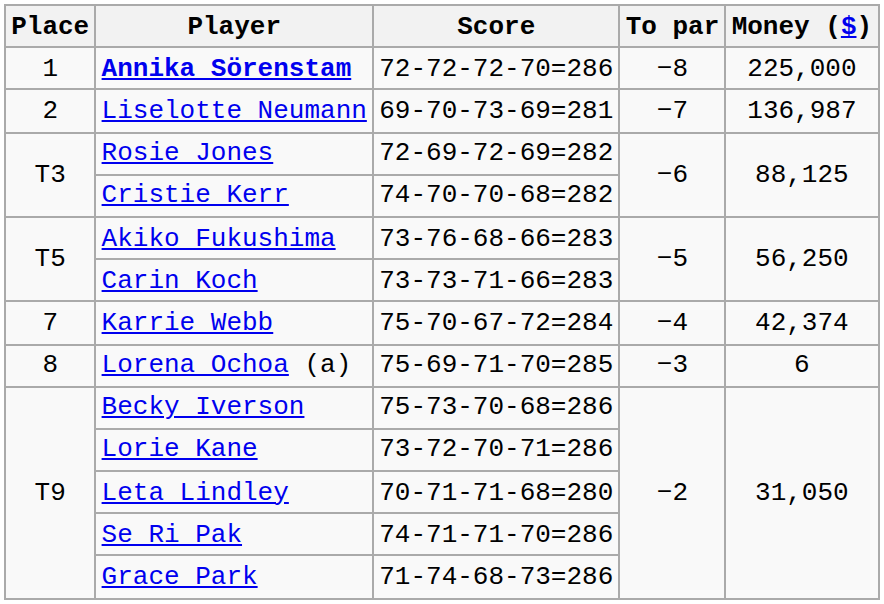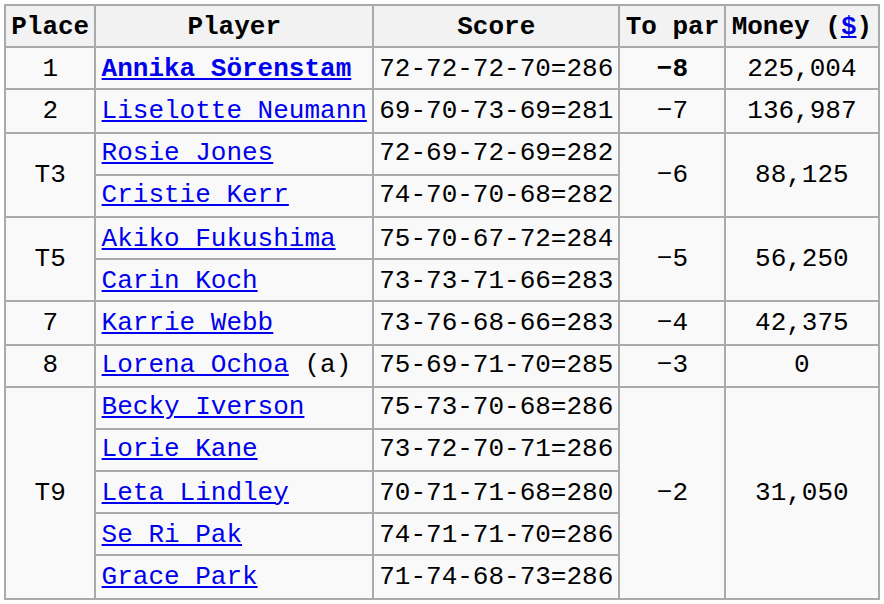(672, 69) normal -> (672, 69) bold
(802, 69) 225,000 -> (802, 69) 225,004
(496, 238) 73-76-68-66=283 -> (496, 238) 75-70-67-72=284
(496, 323) 75-70-67-72=284 -> (496, 323) 73-76-68-66=283
(802, 323) 42,374 -> (802, 323) 42,375
(802, 365) 6 -> (802, 365) 0
